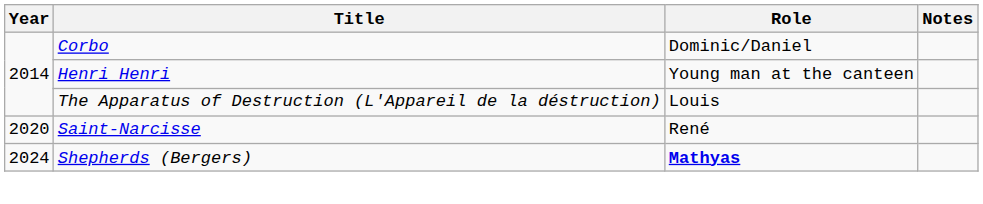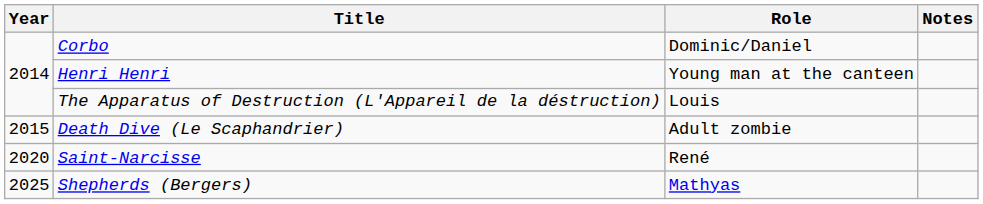+ row: (201, 130)
(29, 157) 2024 -> (29, 185) 2025
(705, 157) bold -> (705, 185) normal
